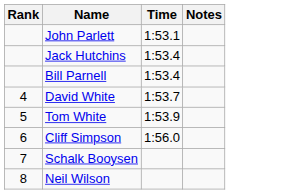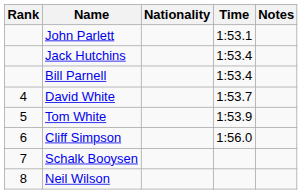+ column: (177, 14)
